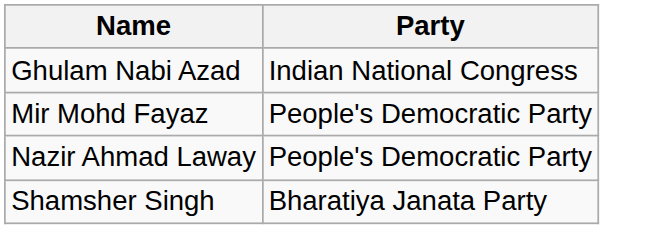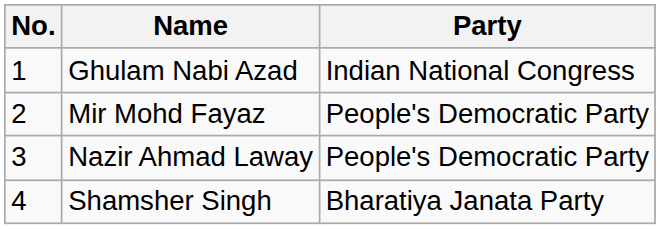+ column: (33, 26)
